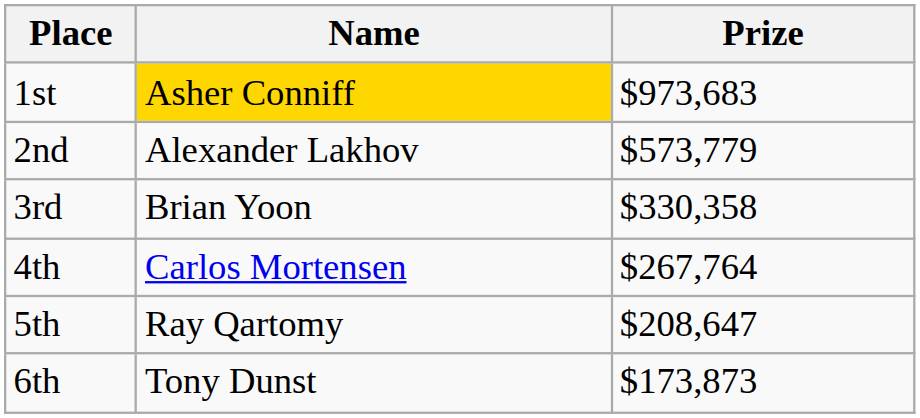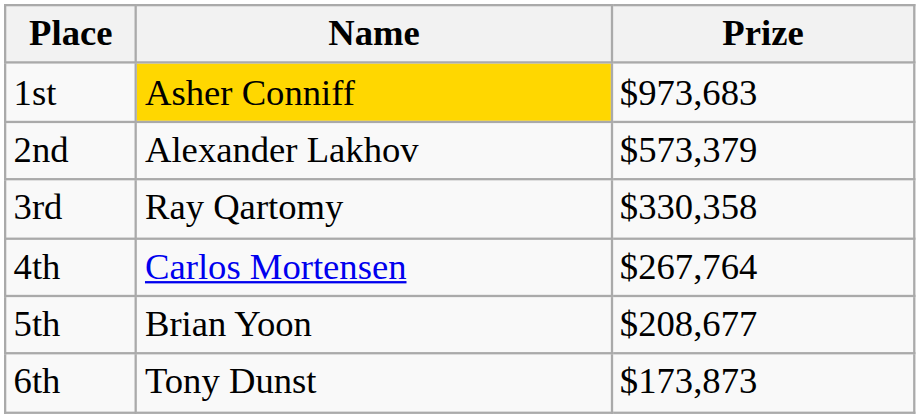(689, 149) $573,779 -> (689, 149) $573,379
(228, 207) Brian Yoon -> (244, 207) Ray Qartomy
(244, 324) Ray Qartomy -> (228, 324) Brian Yoon
(689, 324) $208,647 -> (689, 324) $208,677
